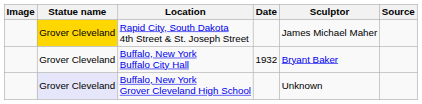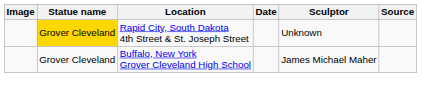(329, 33) James Michael Maher -> (301, 33) Unknown
- row: (158, 59)
(77, 86) lavender background -> (77, 59) no background
(302, 86) Unknown -> (329, 59) James Michael Maher
